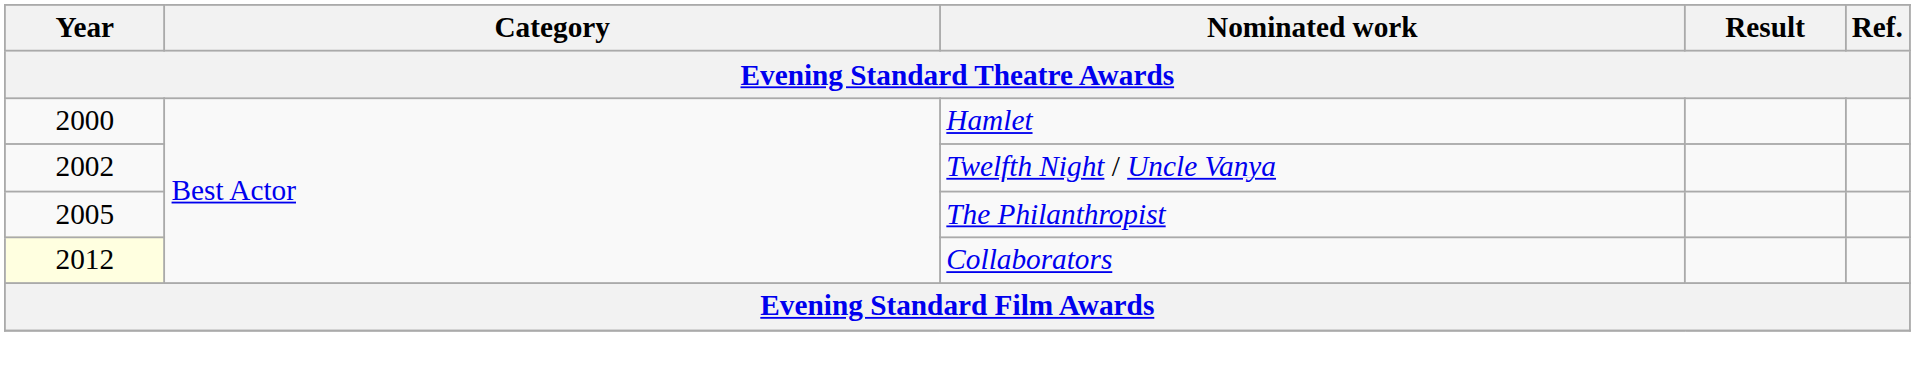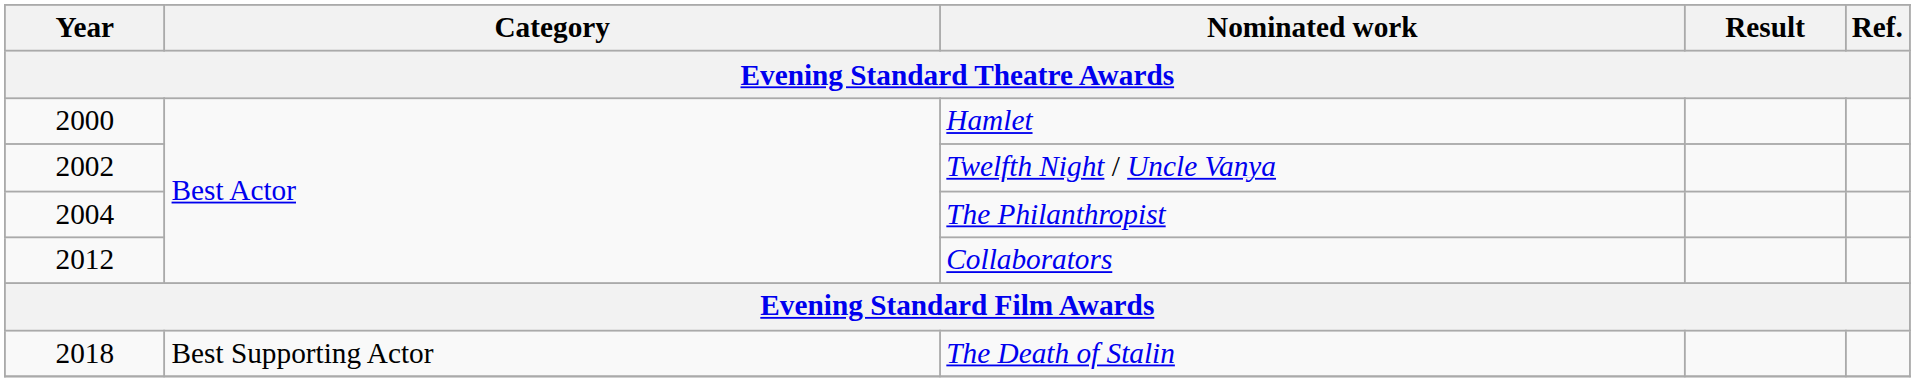(85, 213) 2005 -> (85, 213) 2004
(85, 259) lightyellow background -> (85, 259) no background
+ row: (1061, 352)
